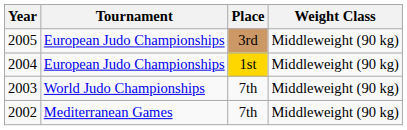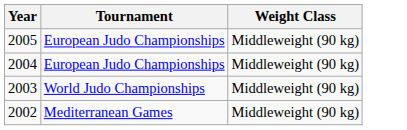- column: (248, 16)
